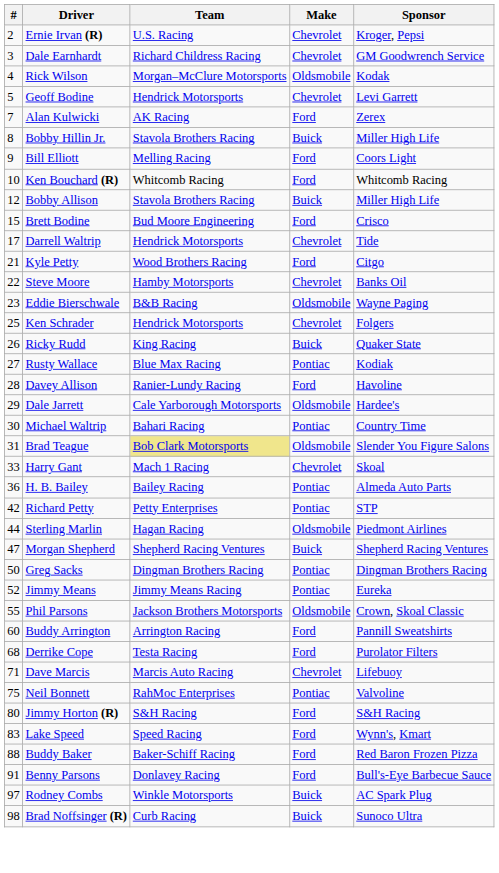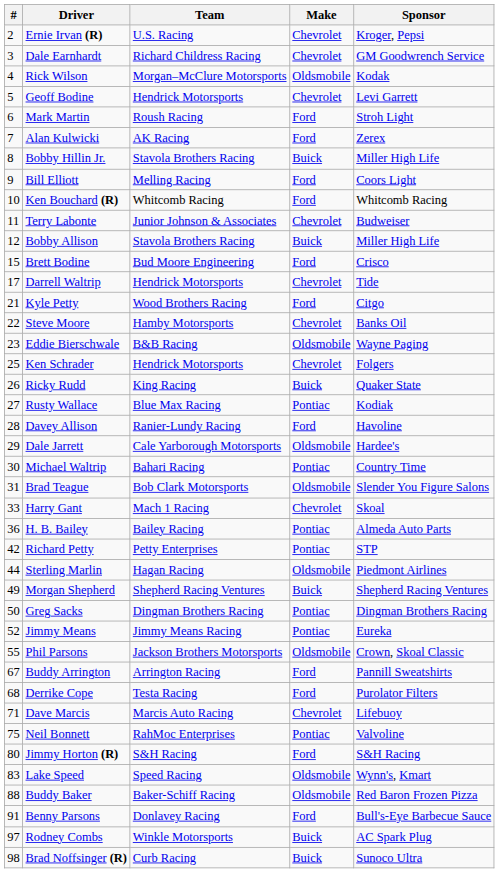+ row: (58, 117)
+ row: (61, 220)
(191, 446) khaki background -> (191, 487) no background
(14, 549) 47 -> (14, 590) 49
(14, 631) 60 -> (14, 672) 67
(304, 734) Ford -> (321, 775) Oldsmobile
(304, 754) Ford -> (321, 795) Oldsmobile
